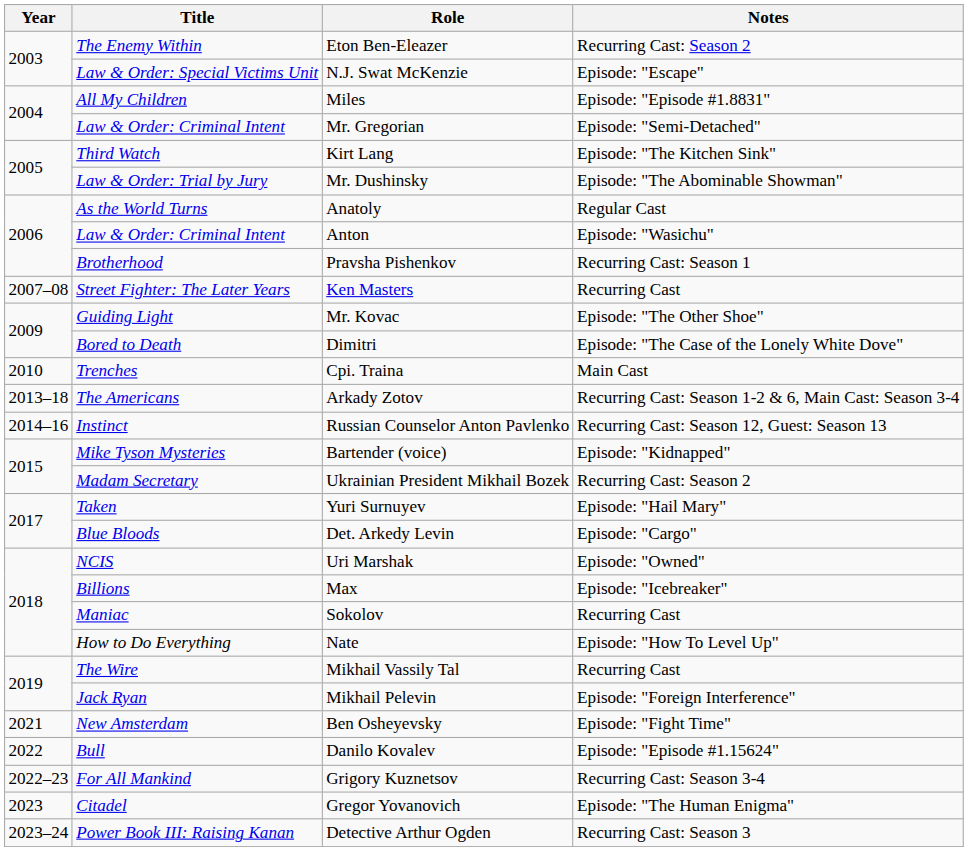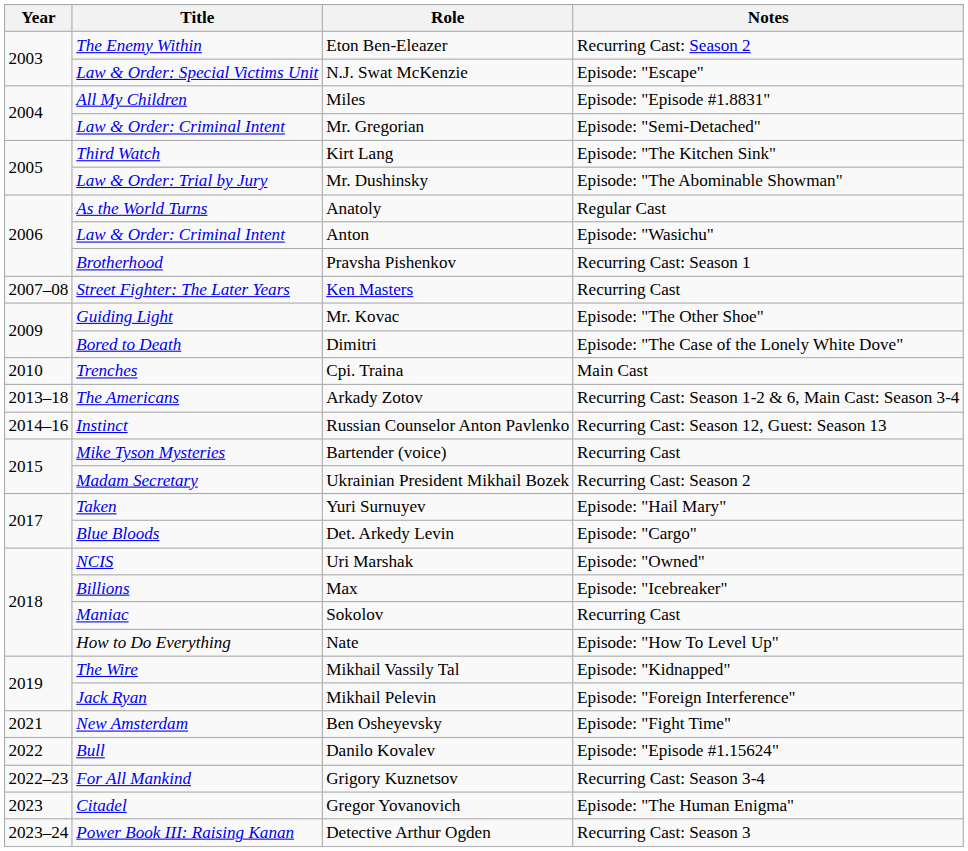(654, 452) Episode: "Kidnapped" -> (629, 452) Recurring Cast
(629, 669) Recurring Cast -> (654, 669) Episode: "Kidnapped"
